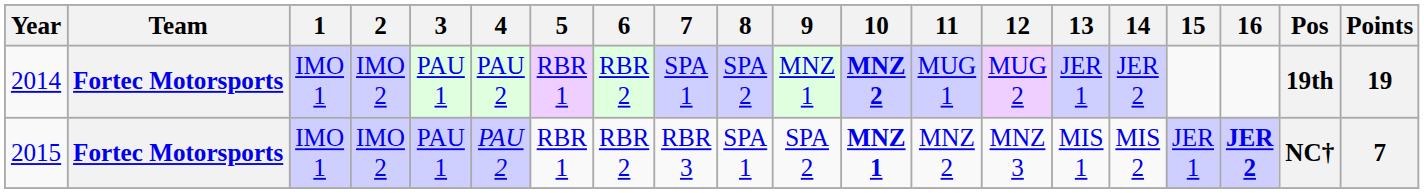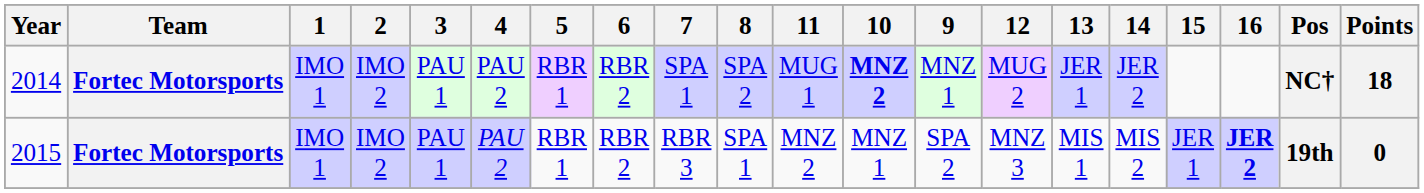columns swapped: (807, 24) <-> (947, 24)
(1310, 81) 19th -> (1310, 81) NC†
(1380, 81) 19 -> (1380, 81) 18
(876, 152) bold -> (879, 152) normal
(1310, 152) NC† -> (1310, 152) 19th
(1380, 152) 7 -> (1380, 152) 0
